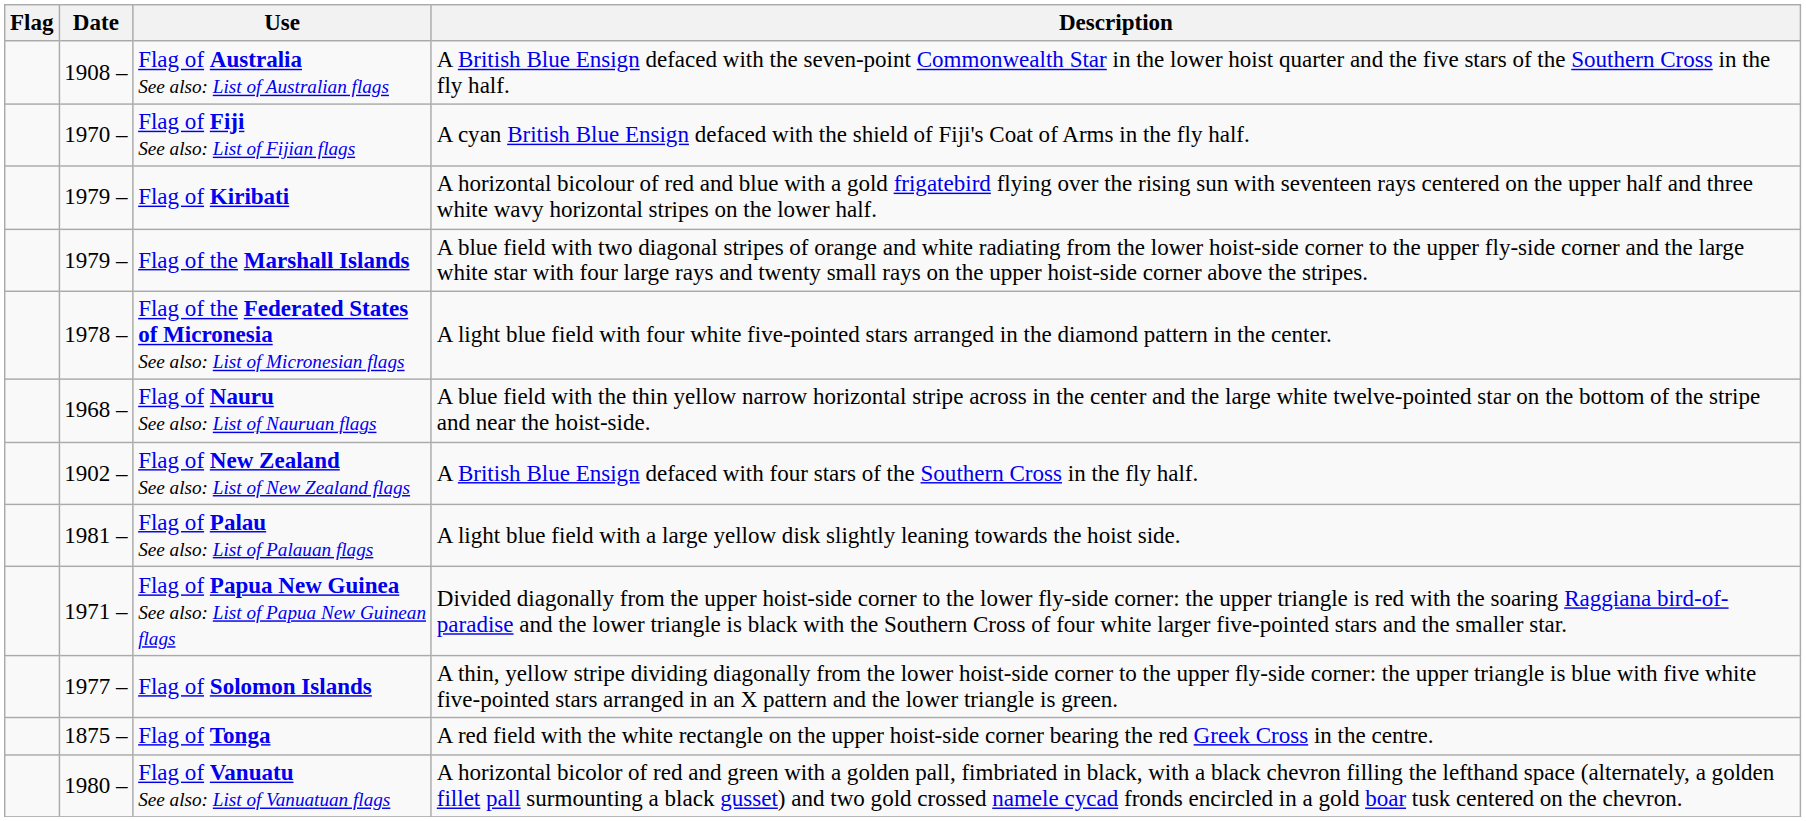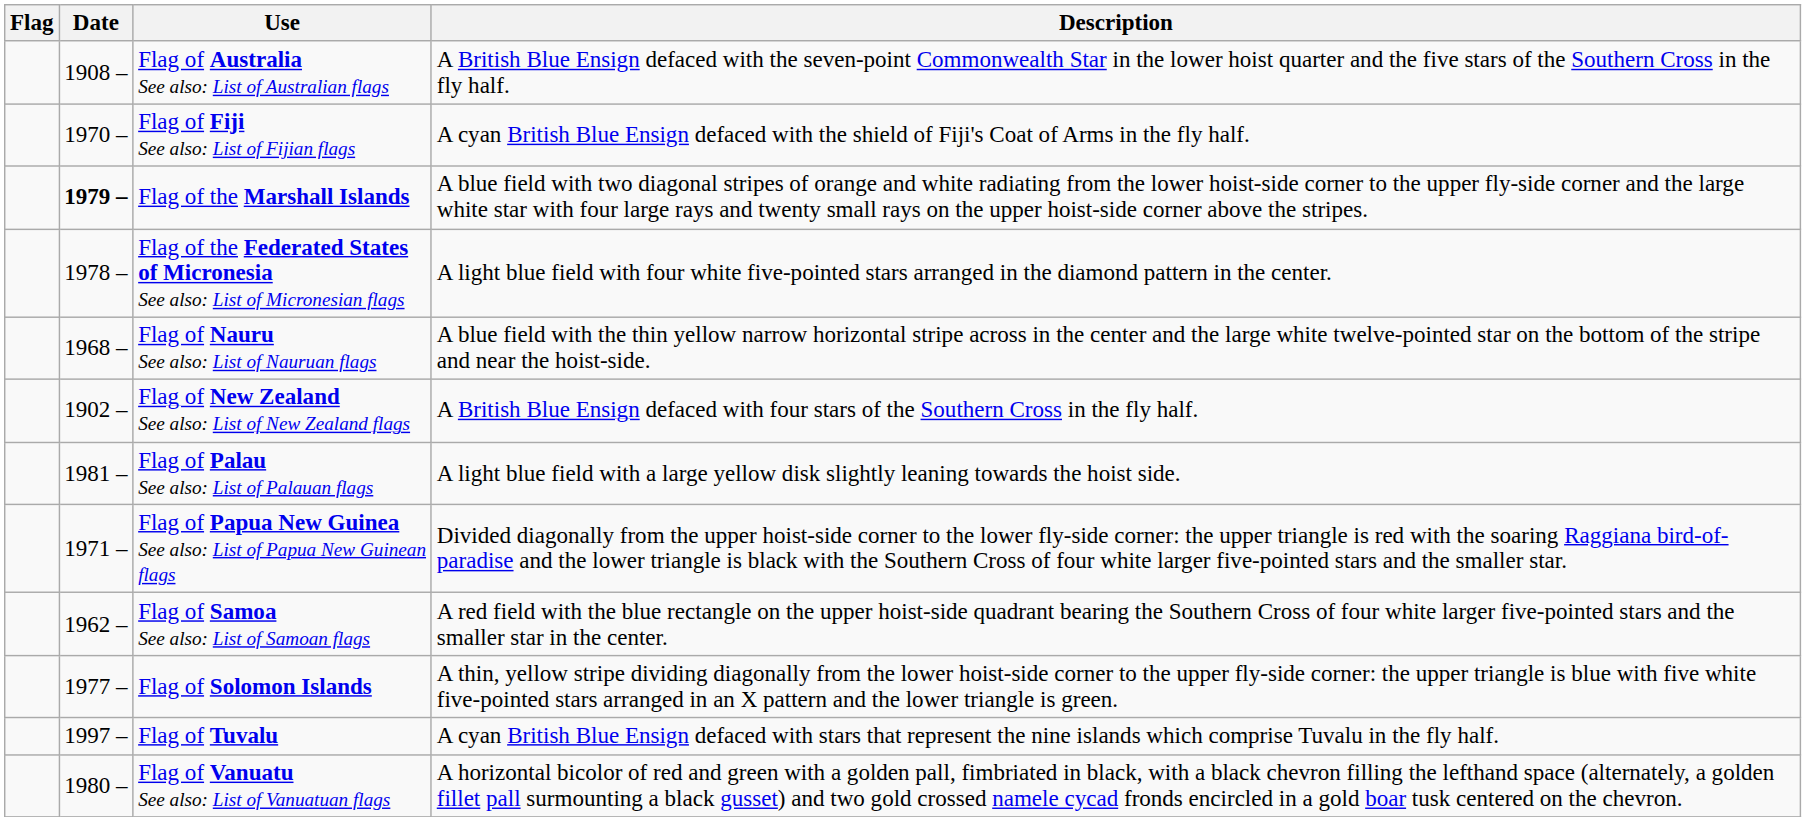- row: (214, 197)
(96, 259) normal -> (96, 197) bold
+ row: (254, 623)
- row: (204, 735)
+ row: (208, 735)
